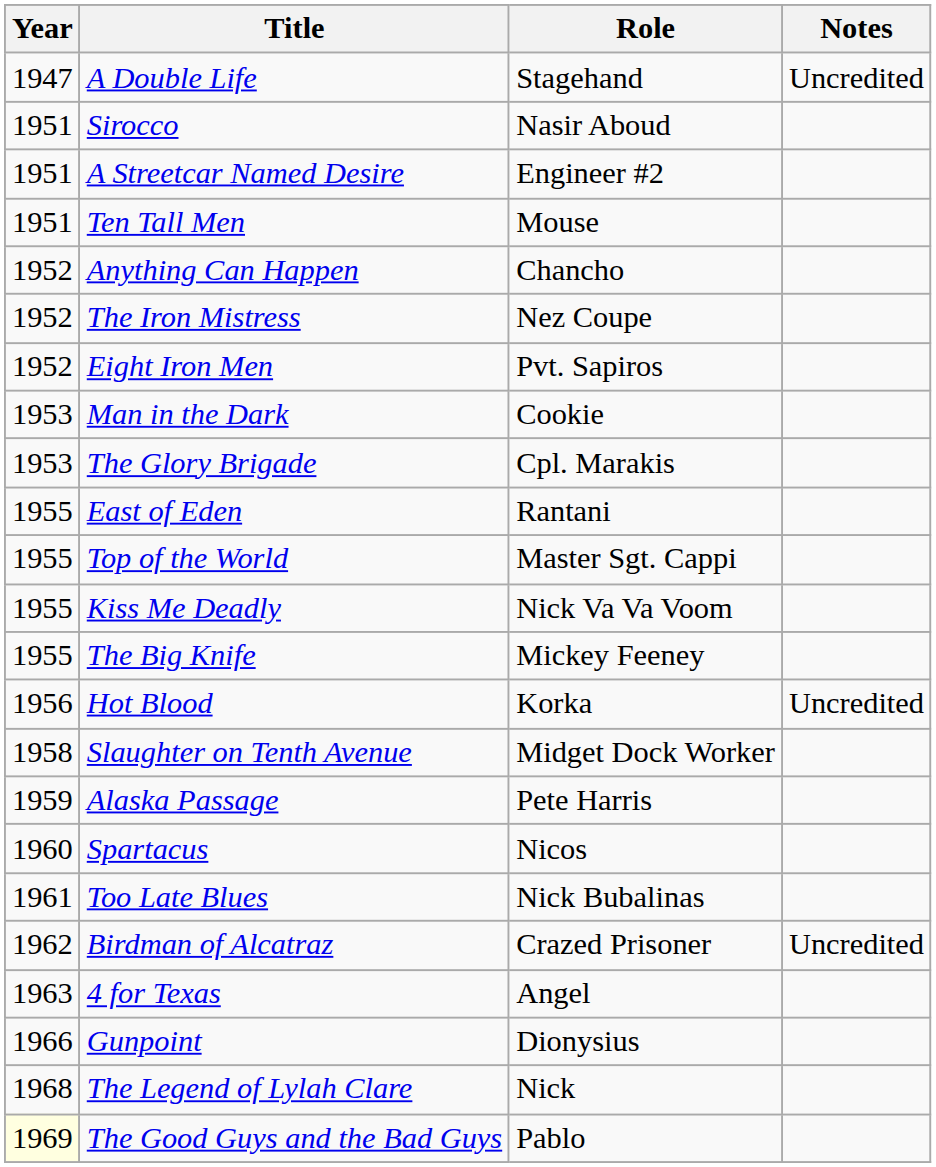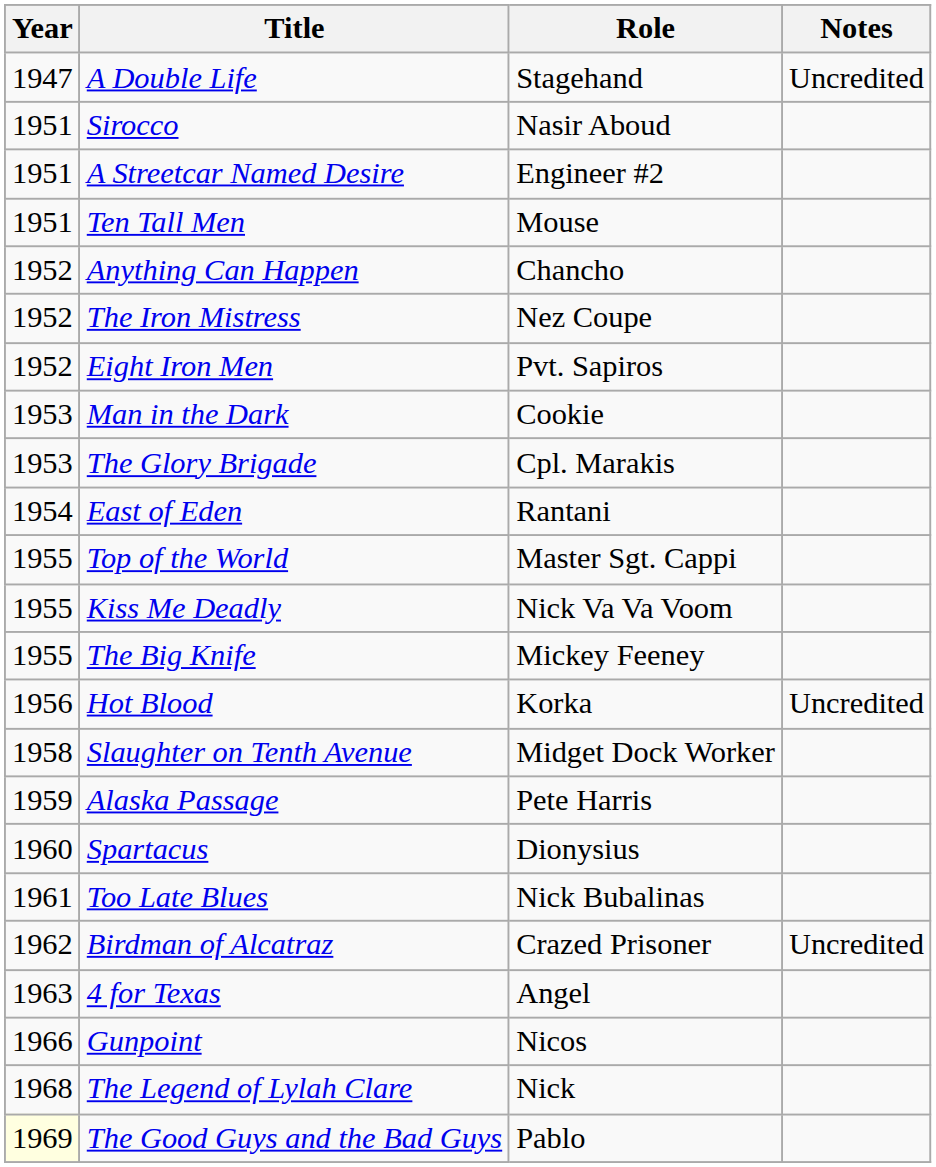(42, 510) 1955 -> (42, 510) 1954
(552, 848) Nicos -> (578, 848) Dionysius
(578, 1041) Dionysius -> (552, 1041) Nicos
